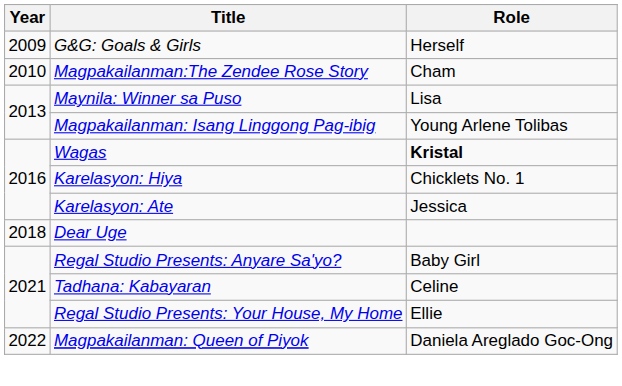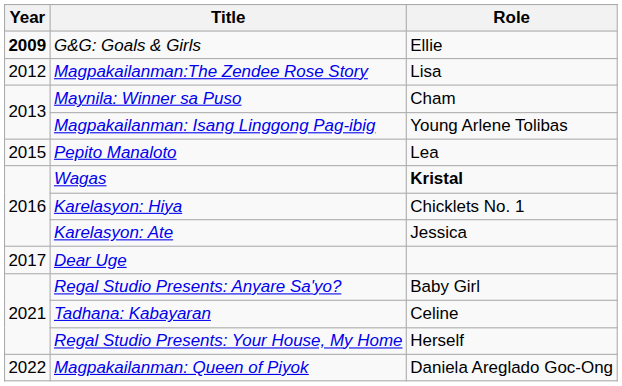(27, 44) normal -> (27, 44) bold
(437, 44) Herself -> (426, 44) Ellie
(27, 71) 2010 -> (27, 71) 2012
(433, 71) Cham -> (426, 71) Lisa
(426, 98) Lisa -> (433, 98) Cham
+ row: (115, 152)
(27, 233) 2018 -> (27, 260) 2017
(426, 313) Ellie -> (437, 340) Herself
